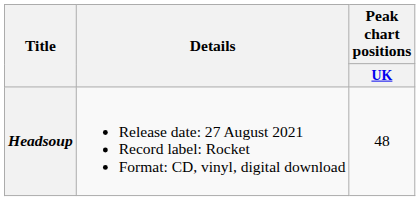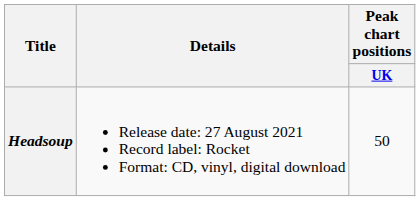(382, 141) 48 -> (382, 141) 50
